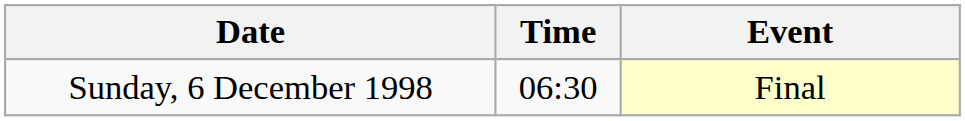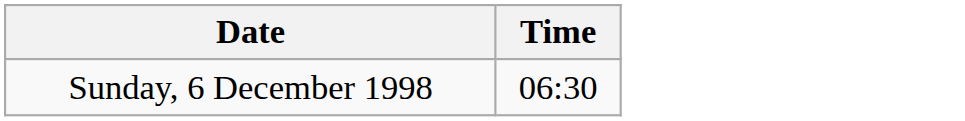- column: (790, 31)
